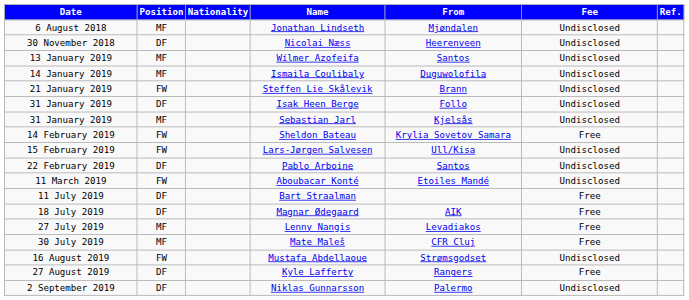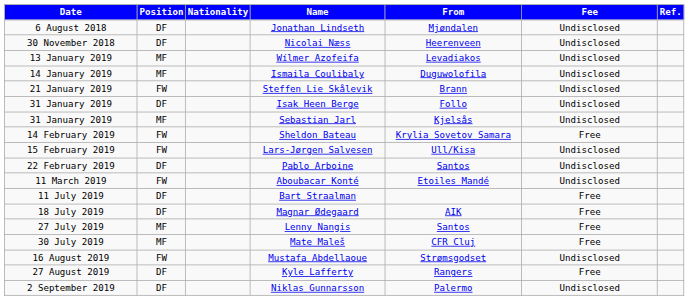(161, 27) MF -> (161, 27) DF
(453, 58) Santos -> (453, 58) Levadiakos
(453, 226) Levadiakos -> (453, 226) Santos
